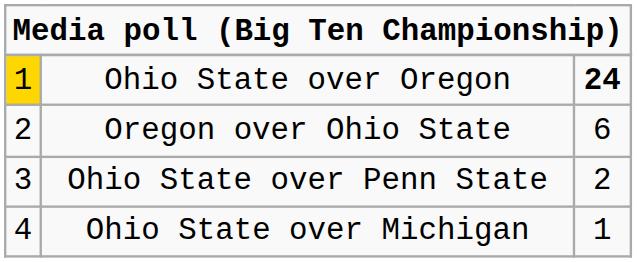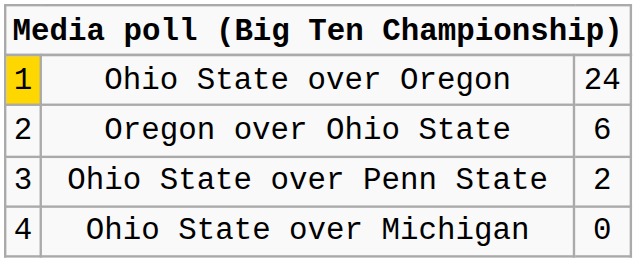(602, 81) bold -> (602, 81) normal
(602, 231) 1 -> (602, 231) 0
